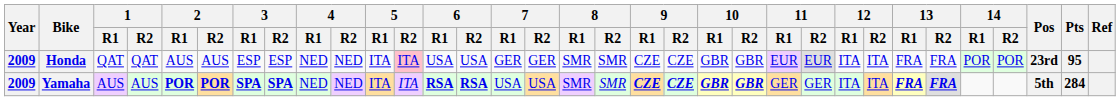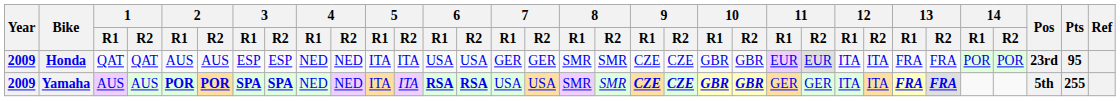(408, 61) pink background -> (408, 61) no background
(1075, 84) 284 -> (1075, 84) 255
